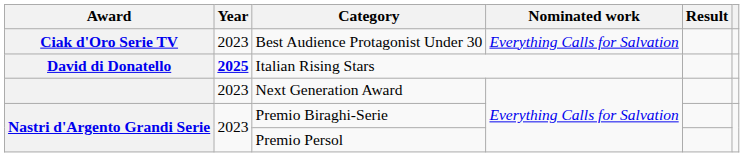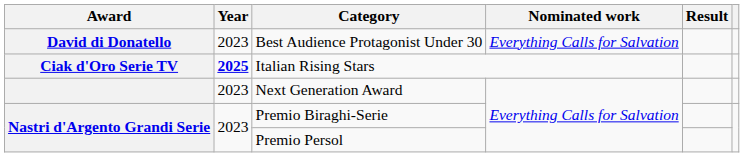(109, 41) Ciak d'Oro Serie TV -> (109, 41) David di Donatello
(109, 66) David di Donatello -> (109, 66) Ciak d'Oro Serie TV
